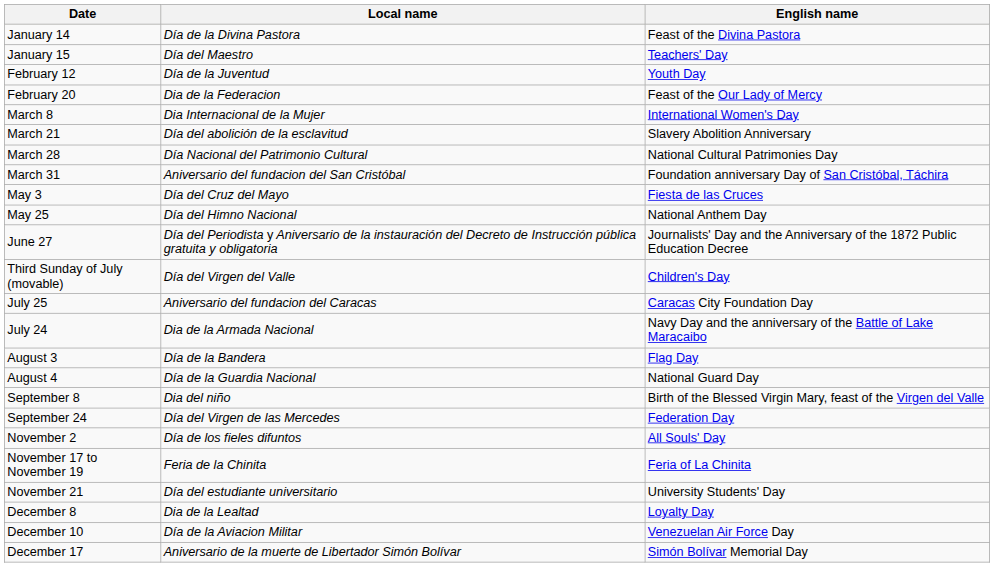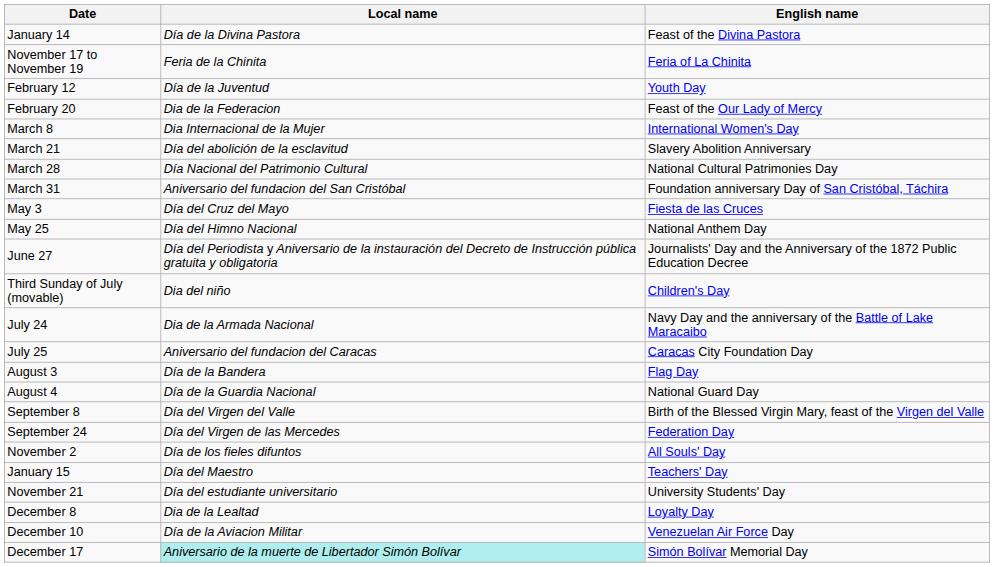rows swapped: (39, 54) <-> (52, 465)
(229, 276) Día del Virgen del Valle -> (197, 290) Dia del niño
rows swapped: (27, 330) <-> (27, 303)
(197, 397) Dia del niño -> (229, 412) Día del Virgen del Valle
(312, 552) no background -> (312, 552) paleturquoise background
